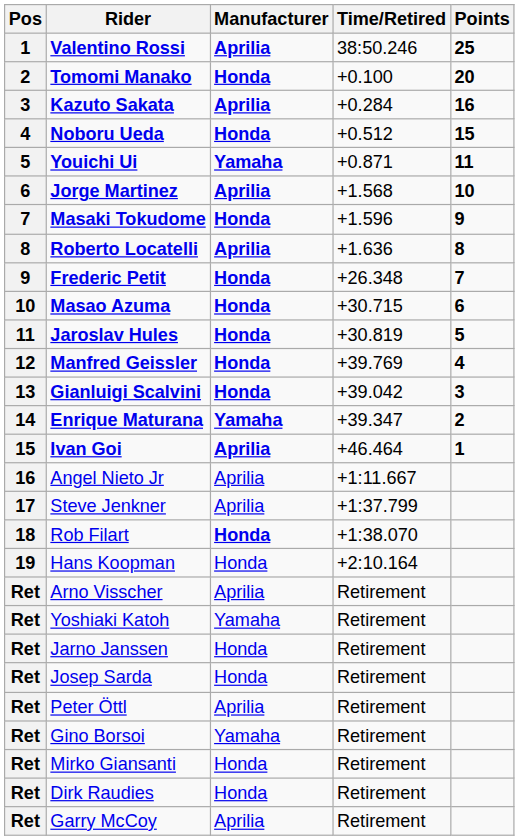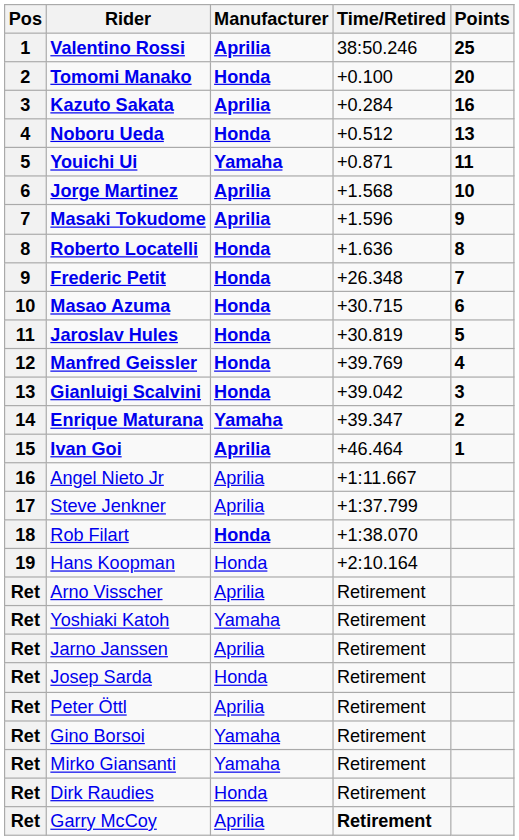(465, 134) 15 -> (465, 134) 13
(242, 220) Honda -> (242, 220) Aprilia
(242, 248) Aprilia -> (242, 248) Honda
(241, 649) Honda -> (239, 649) Aprilia
(241, 764) Honda -> (247, 764) Yamaha
(381, 821) normal -> (384, 821) bold
